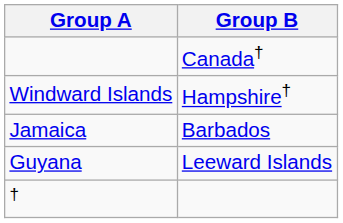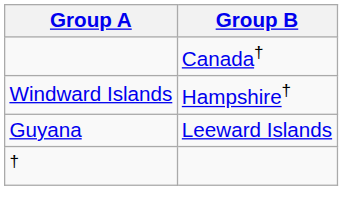- row: (48, 130)
